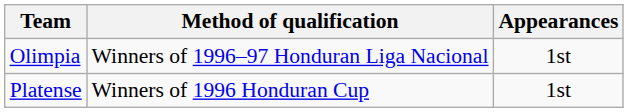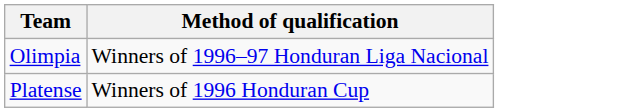- column: (558, 21)
